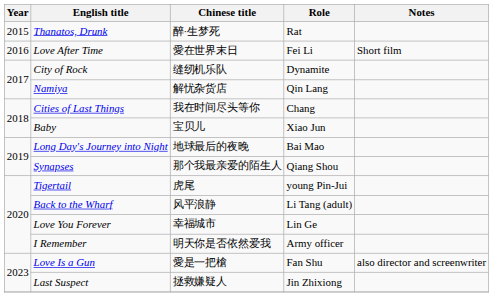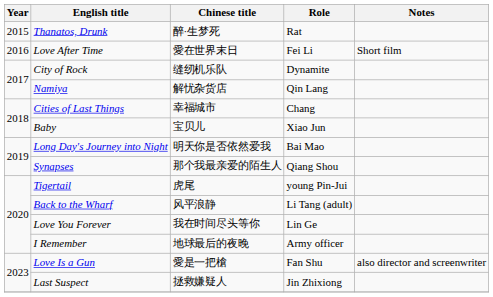(216, 108) 我在时间尽头等你 -> (194, 108) 幸福城市
(211, 146) 地球最后的夜晚 -> (222, 146) 明天你是否依然爱我
(194, 224) 幸福城市 -> (216, 224) 我在时间尽头等你
(222, 243) 明天你是否依然爱我 -> (211, 243) 地球最后的夜晚
